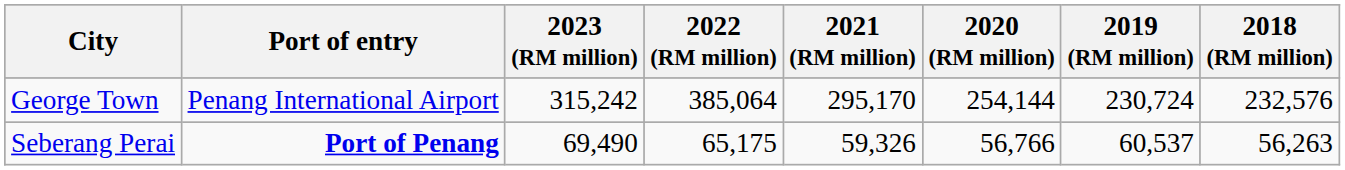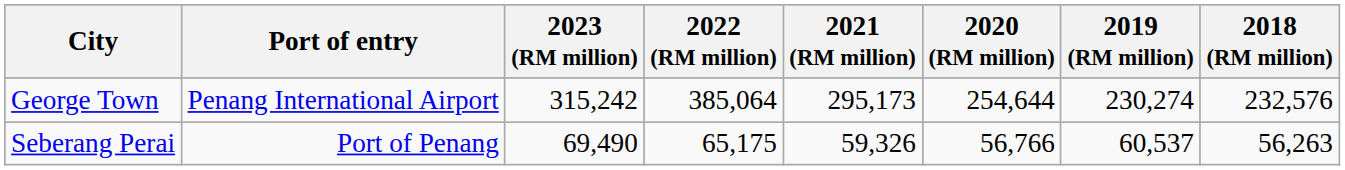(872, 99) 295,170 -> (872, 99) 295,173
(1011, 99) 254,144 -> (1011, 99) 254,644
(1150, 99) 230,724 -> (1150, 99) 230,274
(412, 142) bold -> (418, 142) normal
